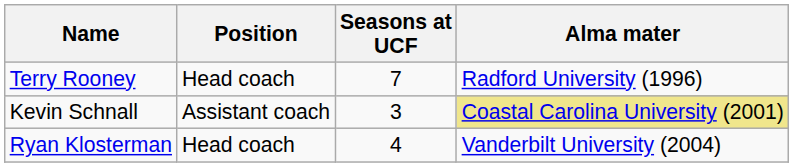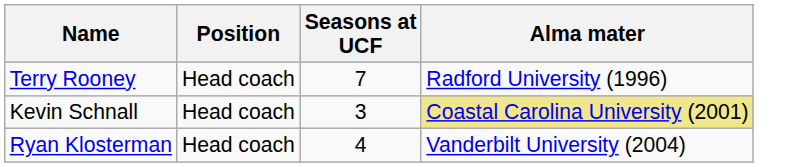(256, 112) Assistant coach -> (238, 112) Head coach
